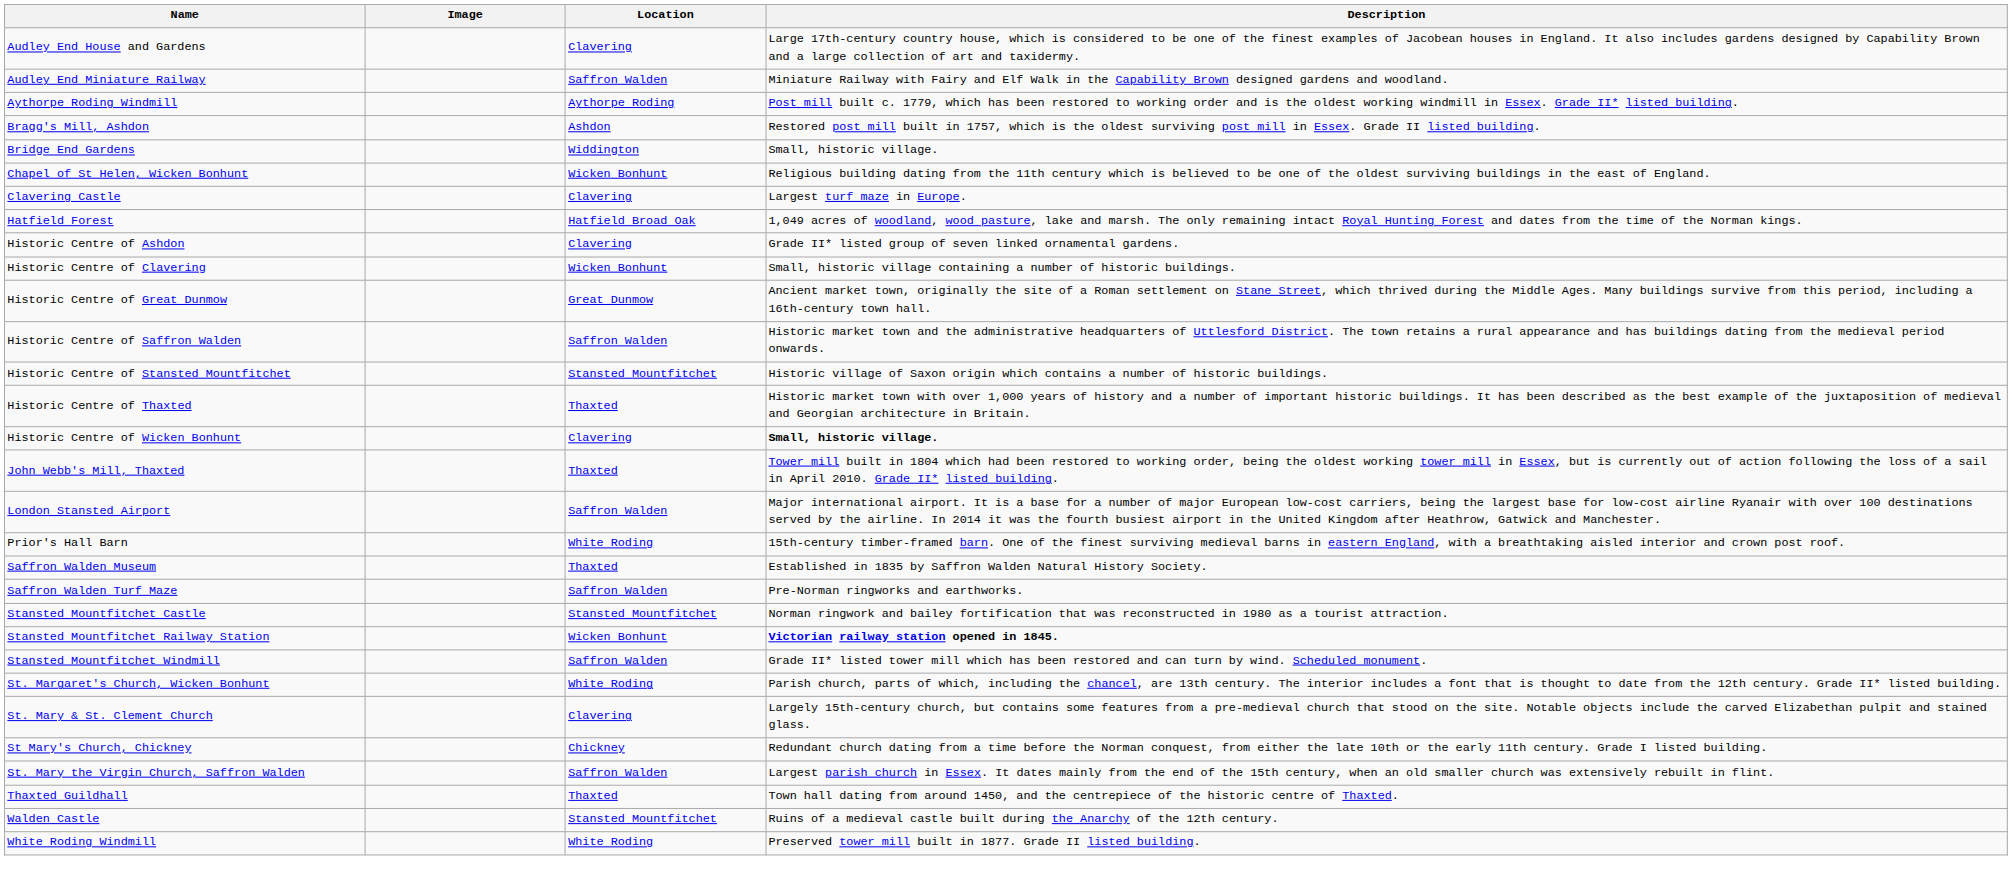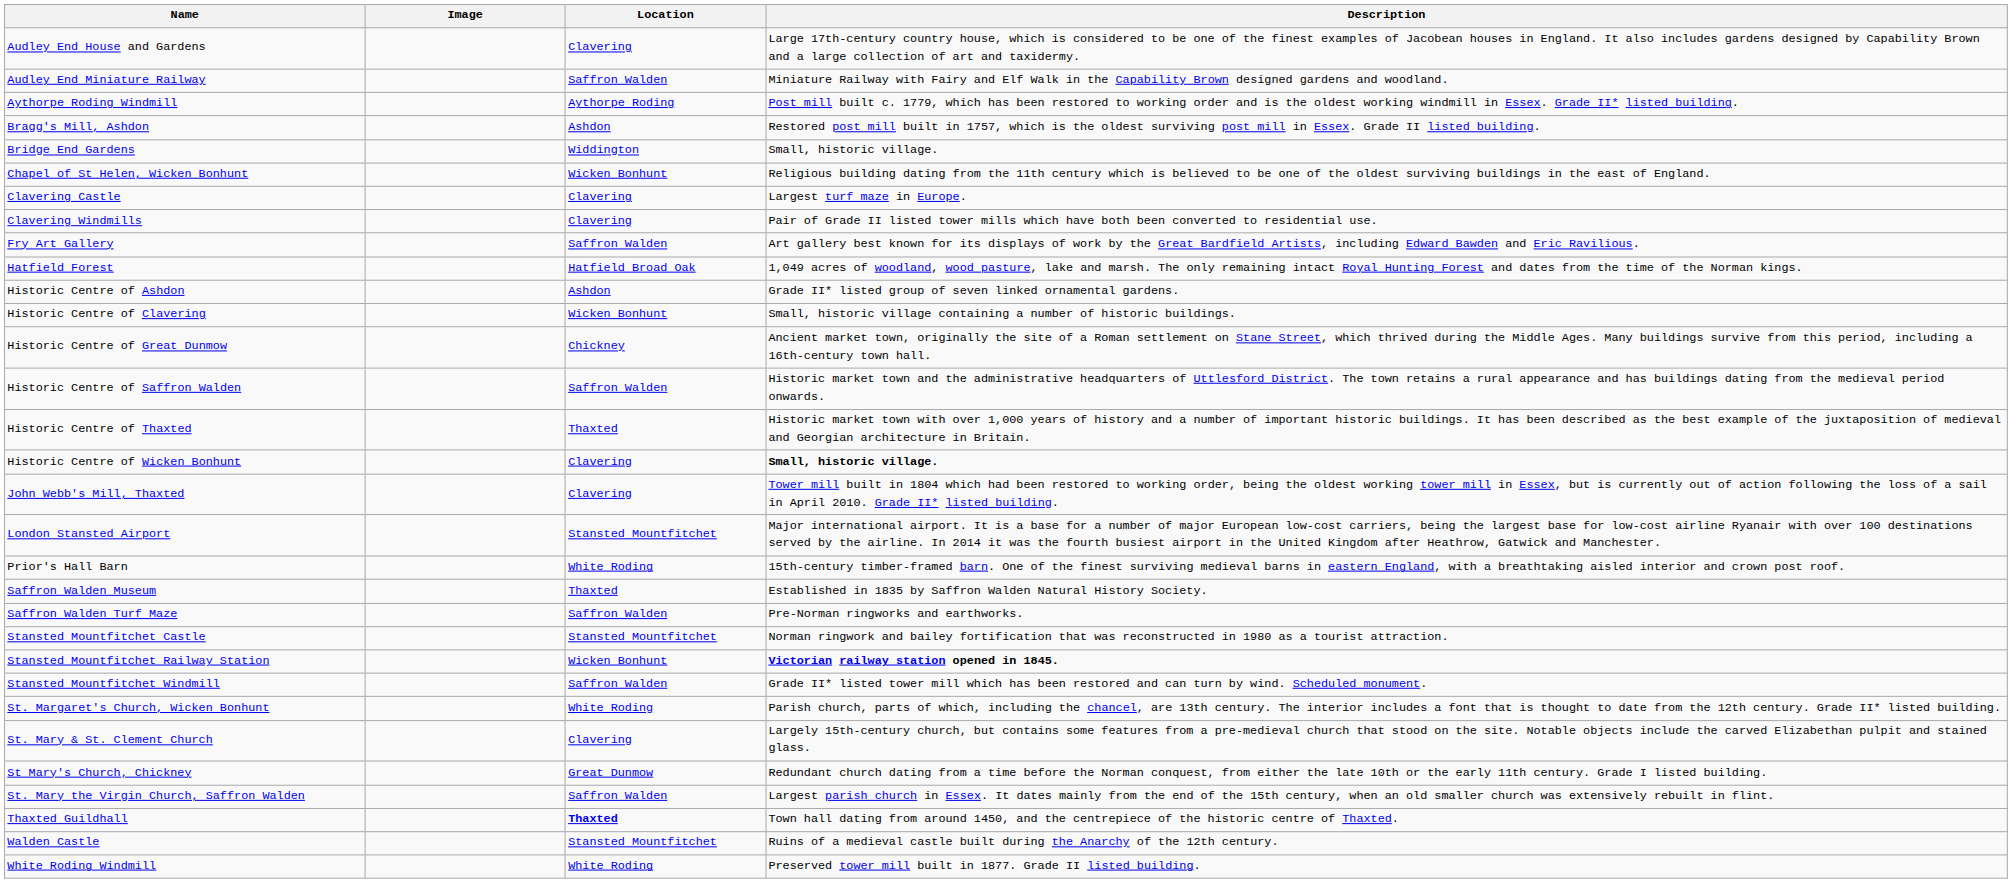+ row: (75, 220)
+ row: (60, 244)
(600, 244) Clavering -> (589, 291) Ashdon
(611, 299) Great Dunmow -> (596, 346) Chickney
- row: (149, 373)
(593, 470) Thaxted -> (600, 493) Clavering
(618, 511) Saffron Walden -> (643, 534) Stansted Mountfitchet
(596, 748) Chickney -> (611, 772) Great Dunmow
(593, 795) normal -> (593, 819) bold
